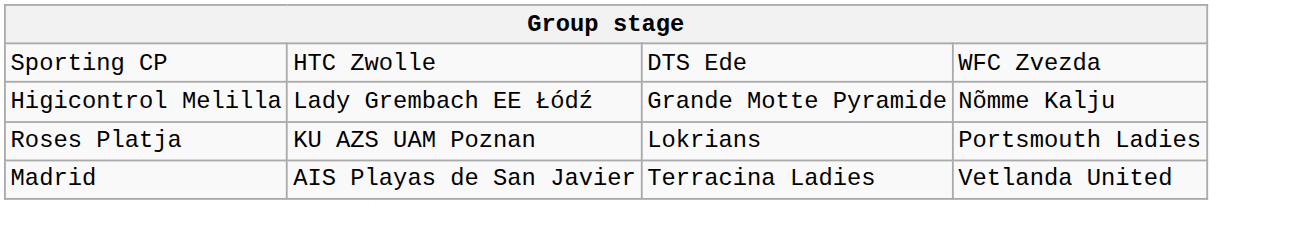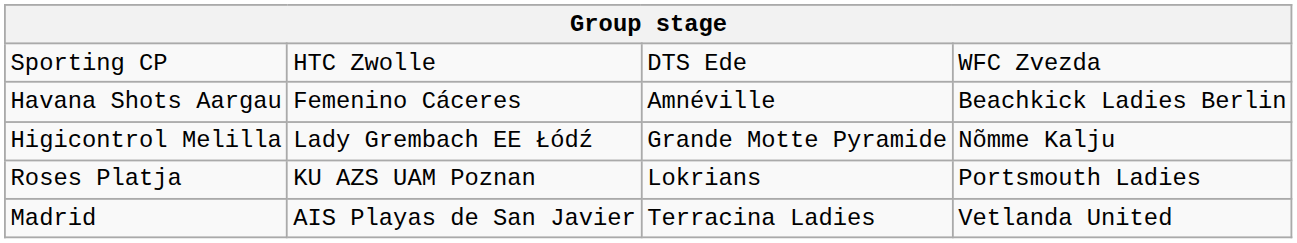+ row: (146, 102)
